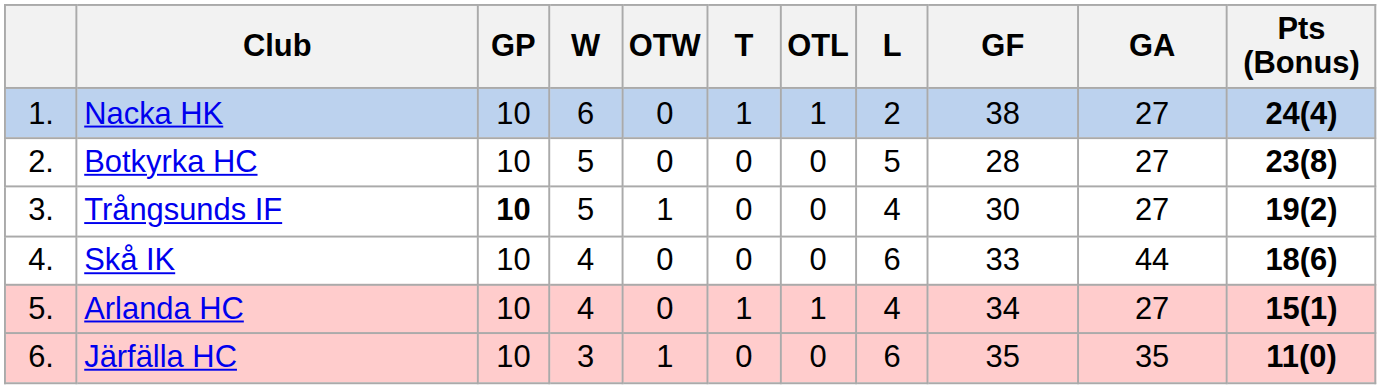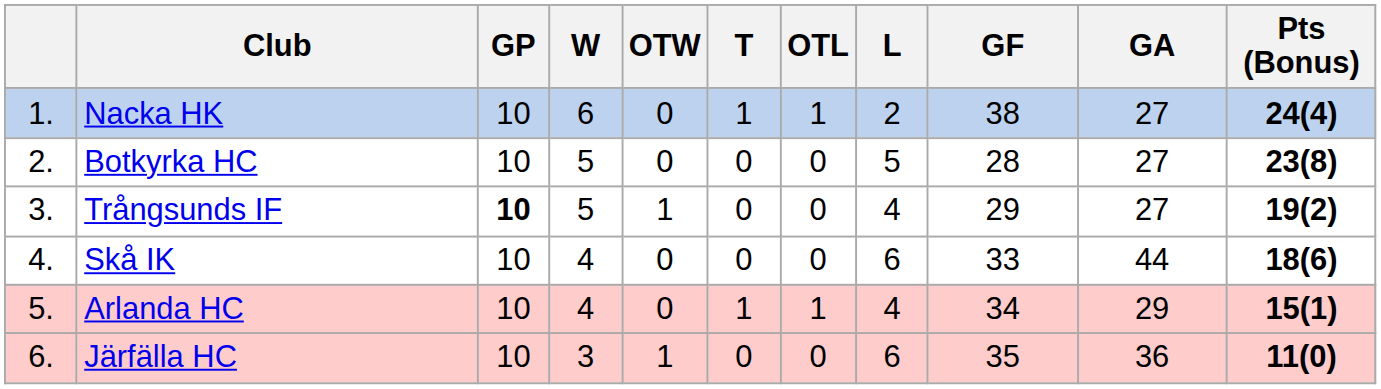(1003, 210) 30 -> (1003, 210) 29
(1152, 308) 27 -> (1152, 308) 29
(1152, 357) 35 -> (1152, 357) 36
